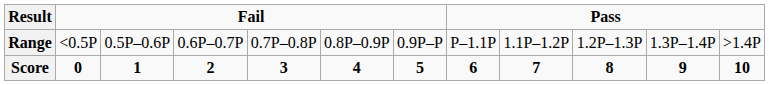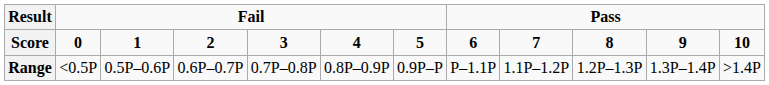rows swapped: (30, 67) <-> (30, 42)
